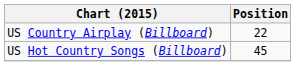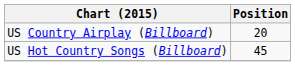(261, 32) 22 -> (261, 32) 20
